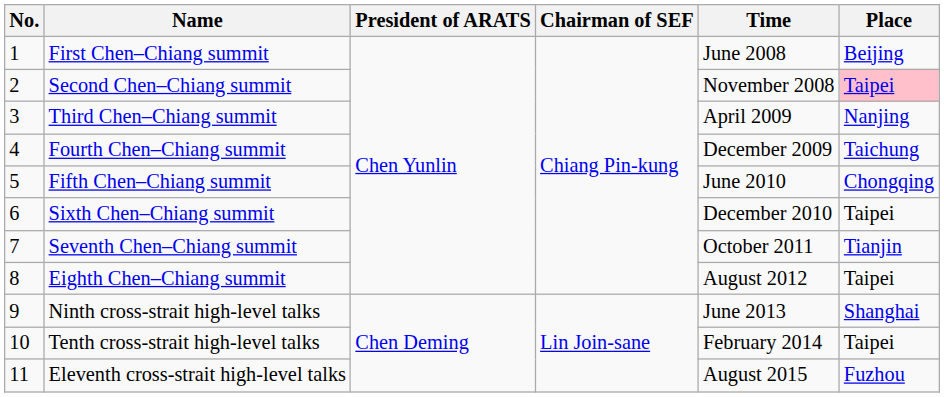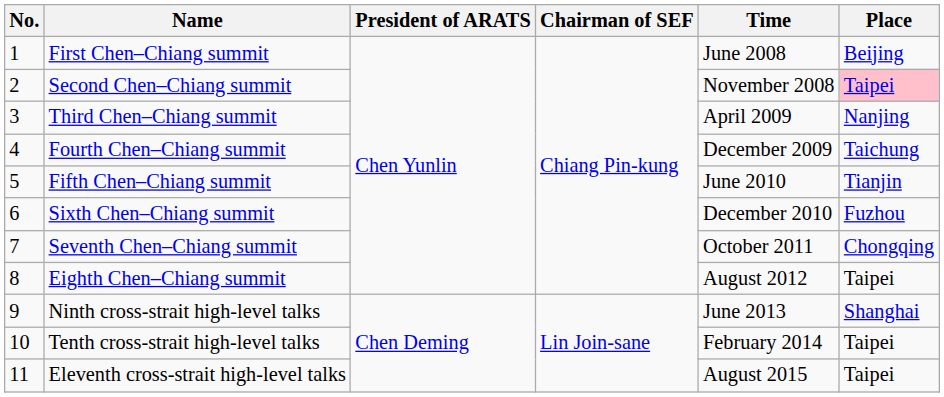(889, 181) Chongqing -> (873, 181) Tianjin
(869, 213) Taipei -> (874, 213) Fuzhou
(873, 246) Tianjin -> (889, 246) Chongqing
(874, 375) Fuzhou -> (869, 375) Taipei
